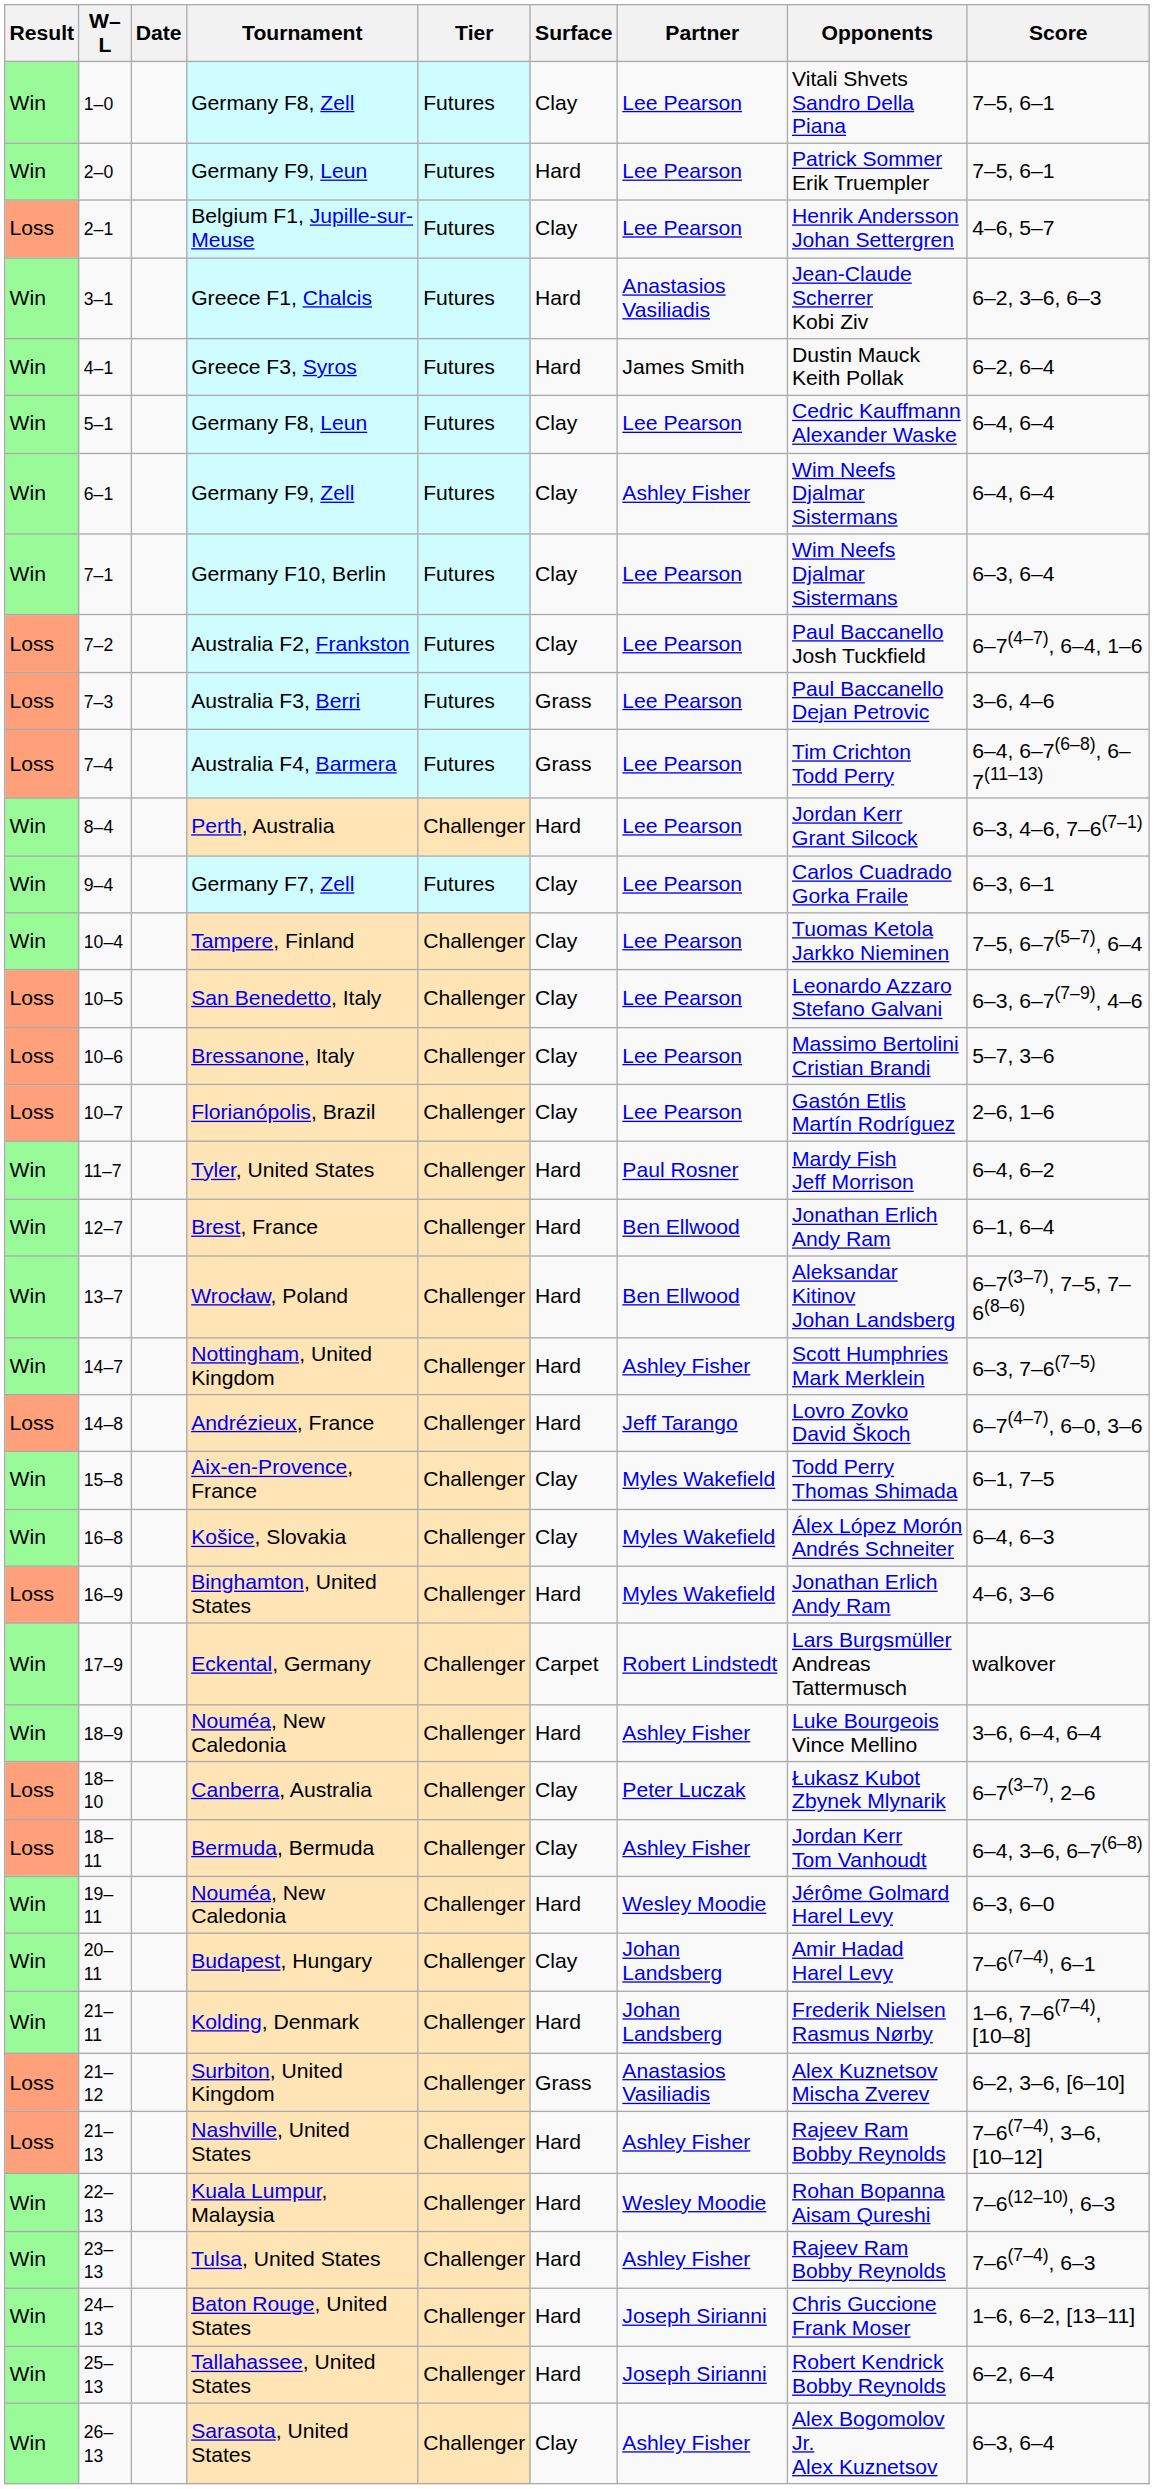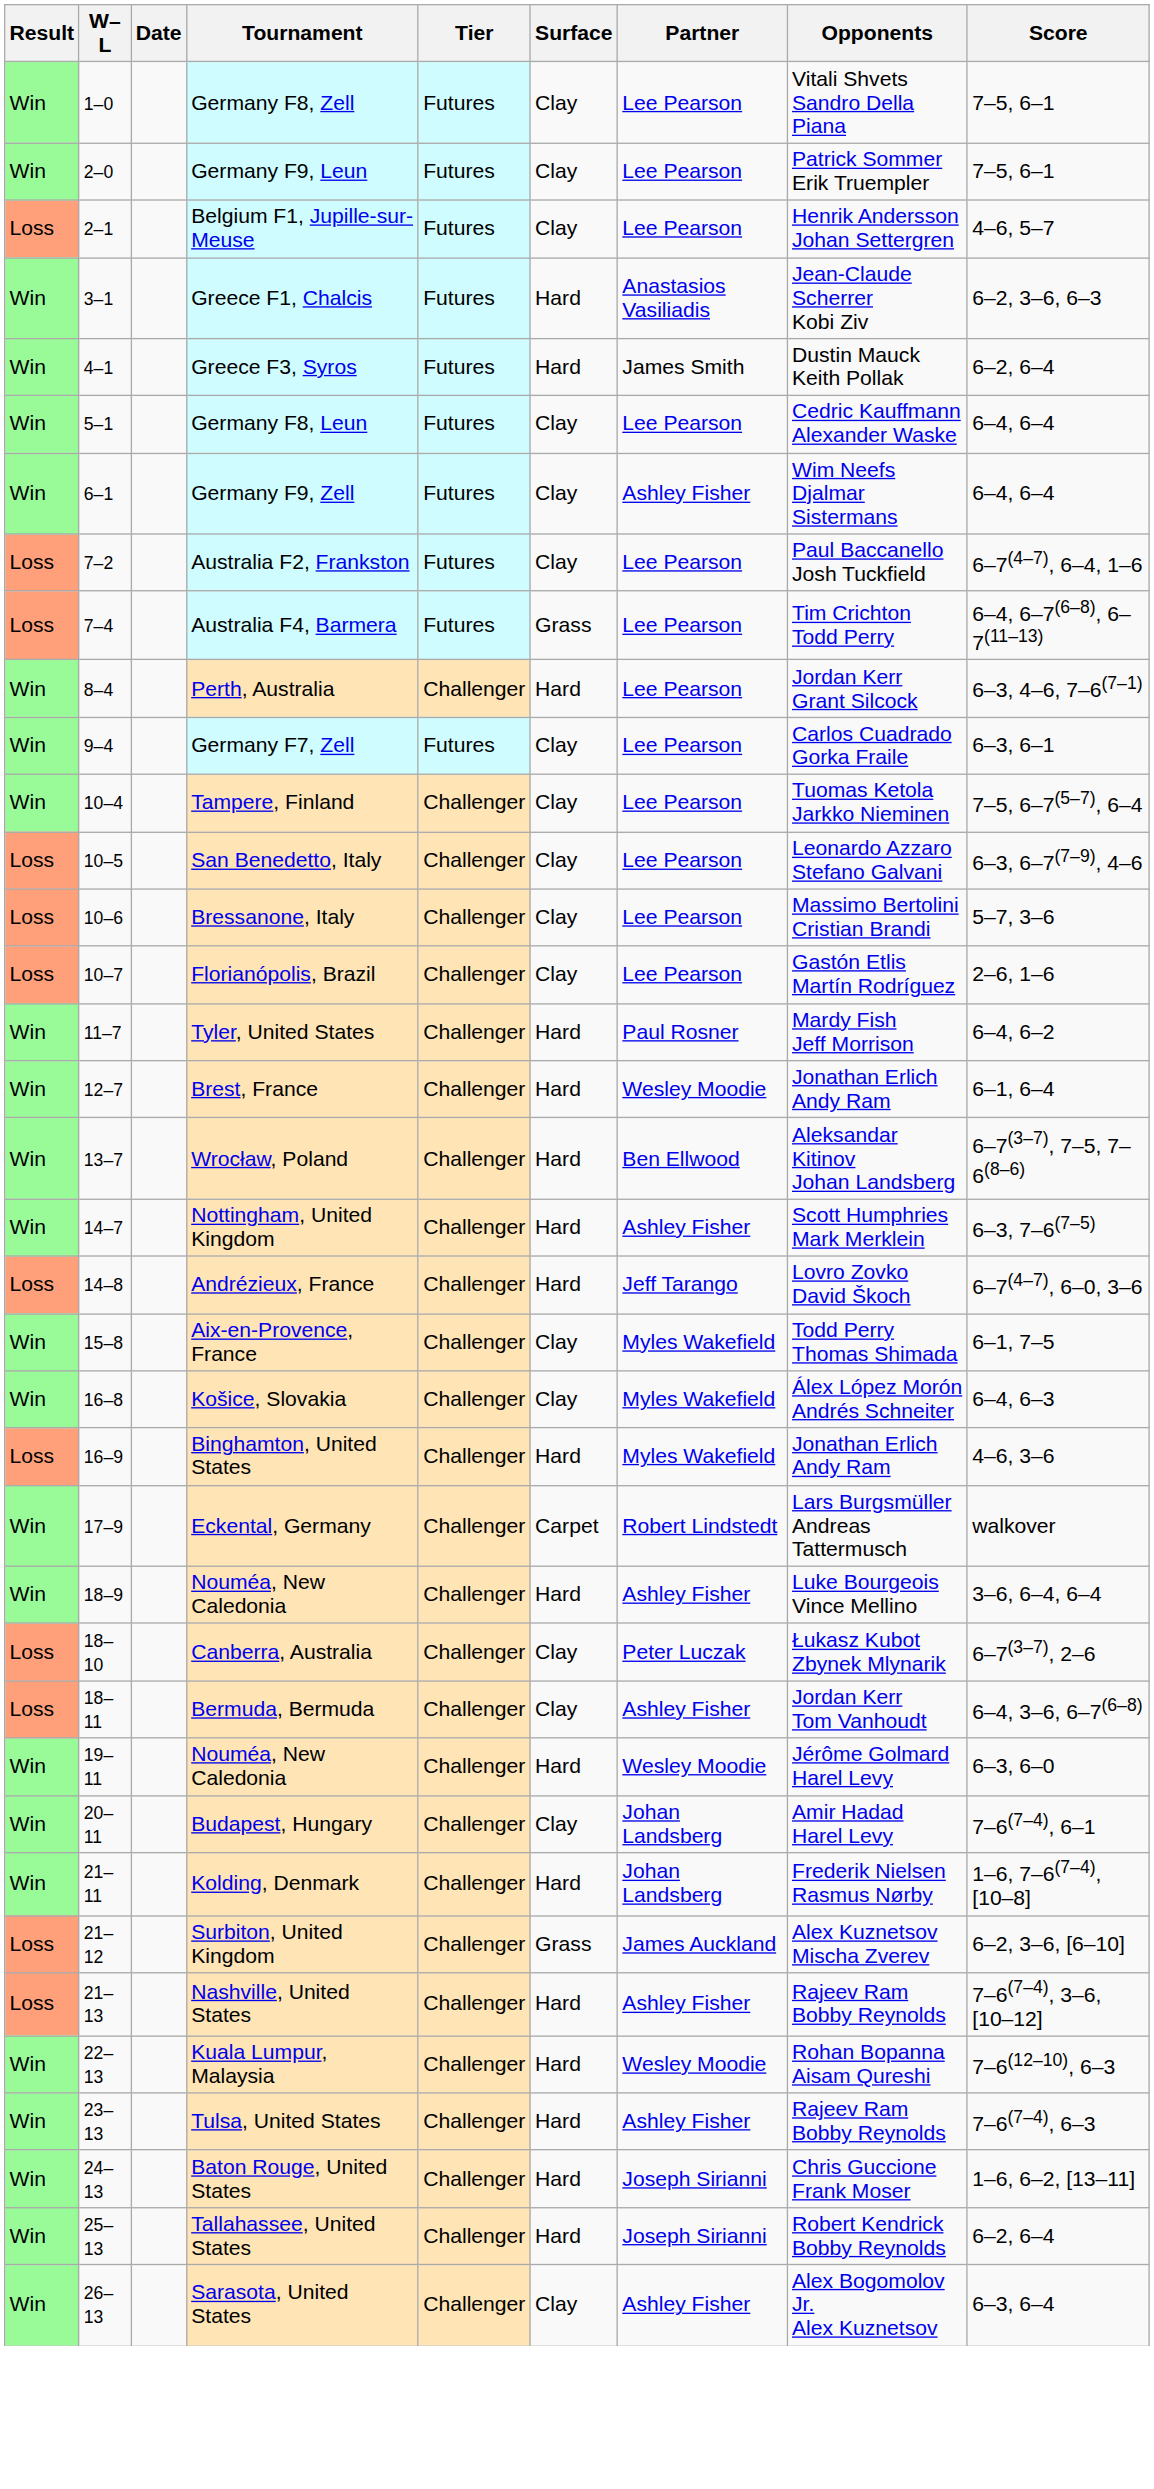(558, 171) Hard -> (556, 171) Clay
- row: (99, 575)
- row: (99, 702)
(681, 1227) Ben Ellwood -> (694, 1089) Wesley Moodie
(674, 2082) Anastasios Vasiliadis -> (699, 1943) James Auckland
